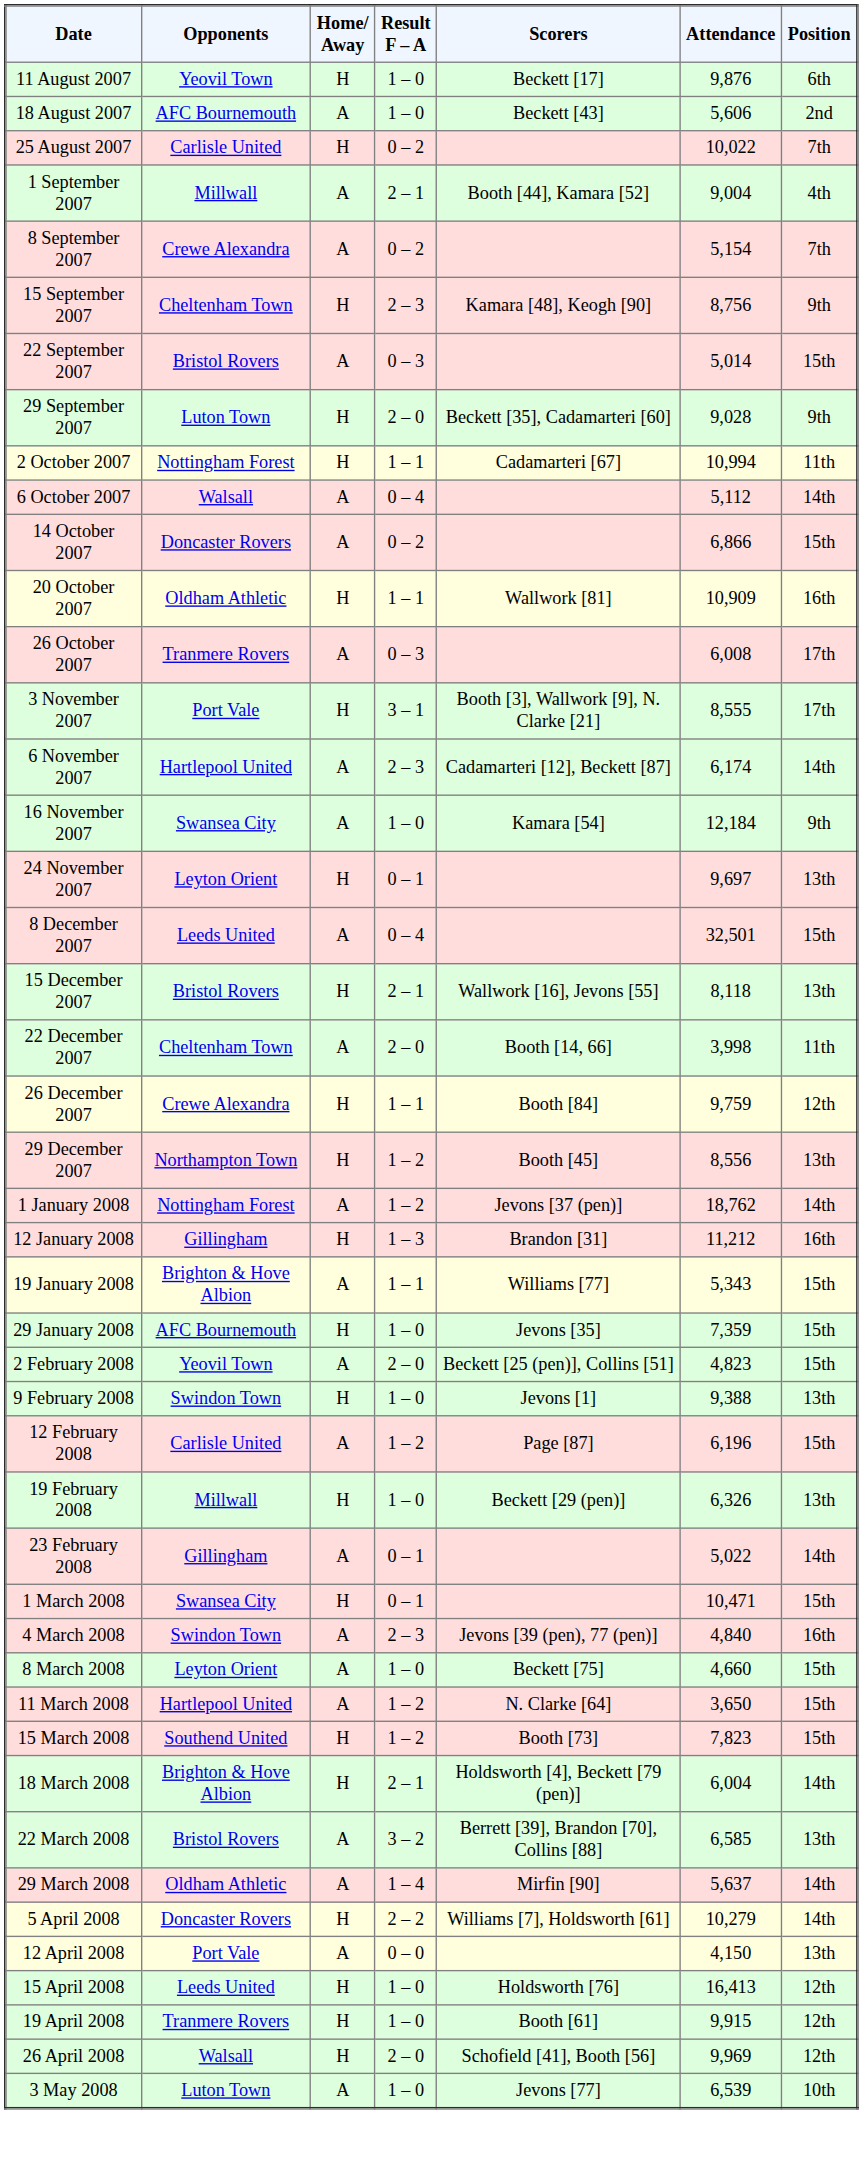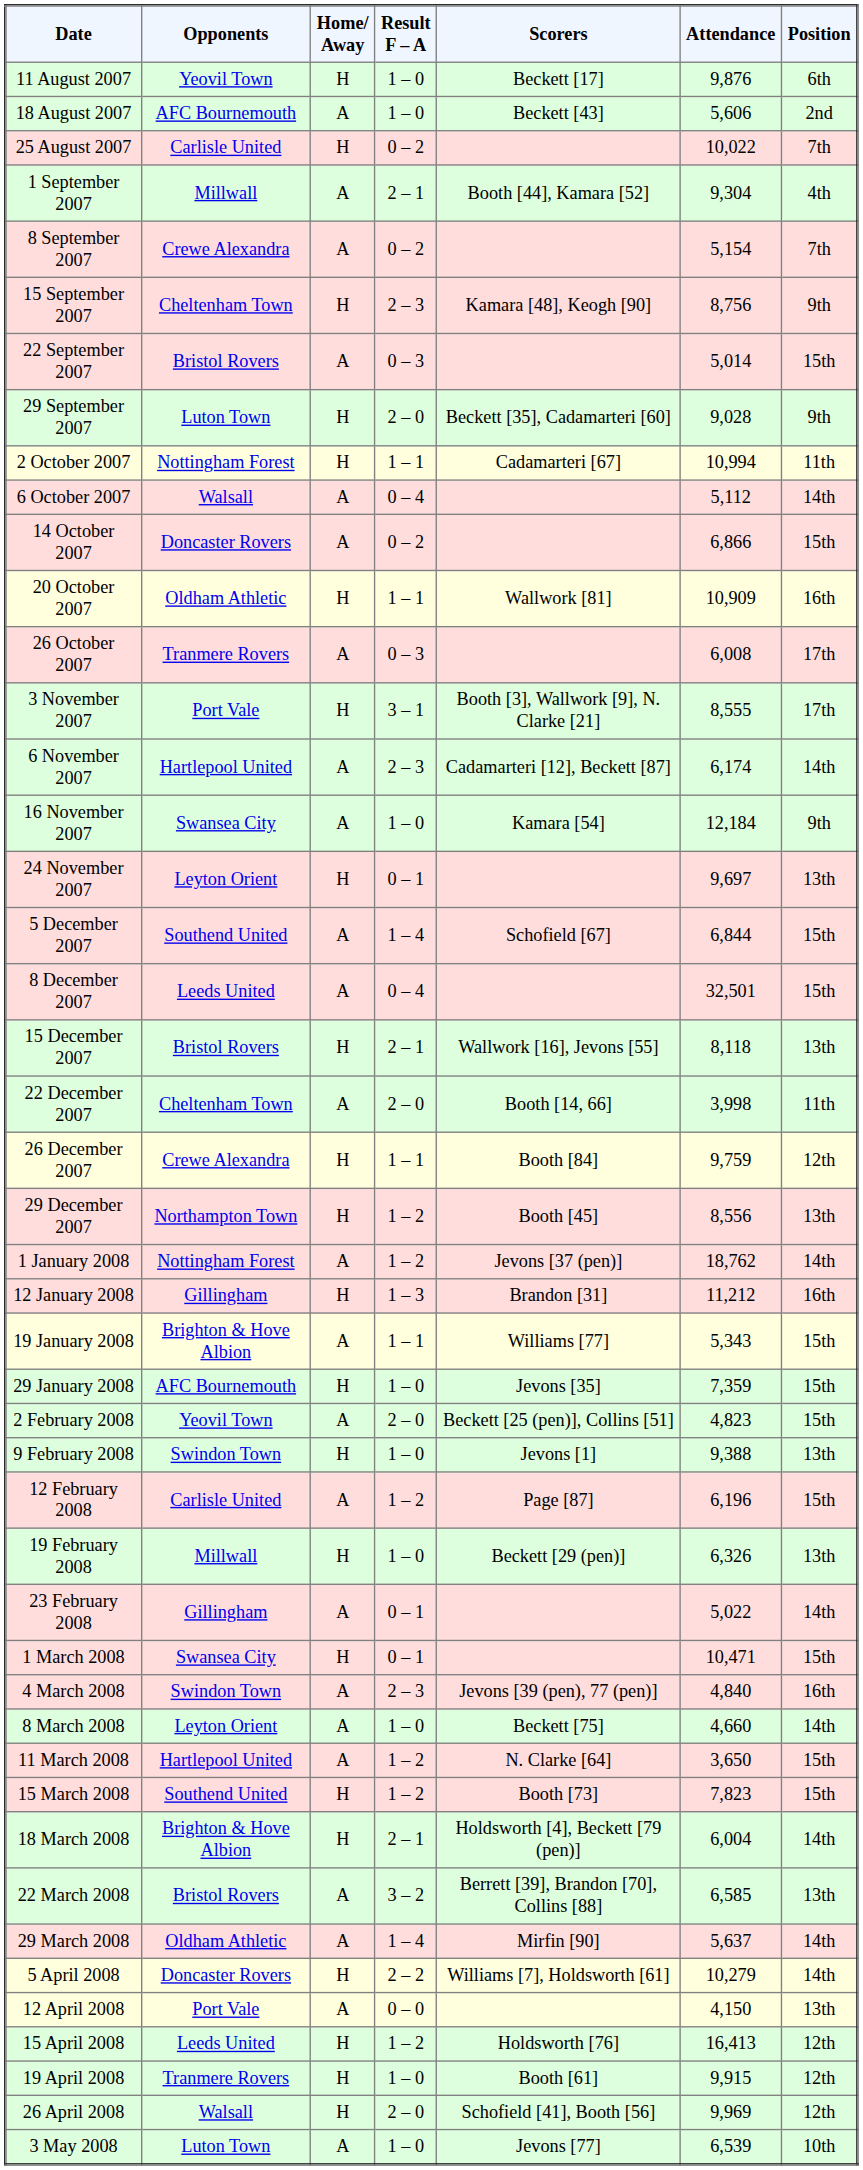(731, 192) 9,004 -> (731, 192) 9,304
+ row: (74, 935)
(819, 1669) 15th -> (819, 1725) 14th
(406, 1987) 1 – 0 -> (406, 2043) 1 – 2
